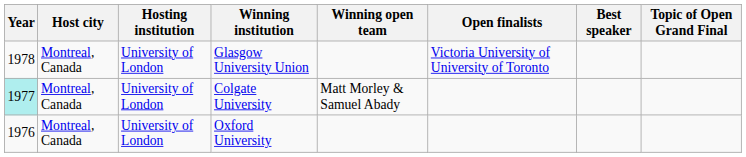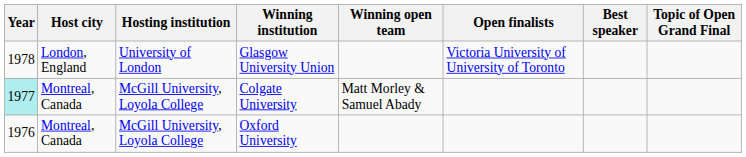(68, 59) Montreal, Canada -> (64, 59) London, England
(157, 96) University of London -> (170, 96) McGill University, Loyola College
(157, 133) University of London -> (170, 133) McGill University, Loyola College
